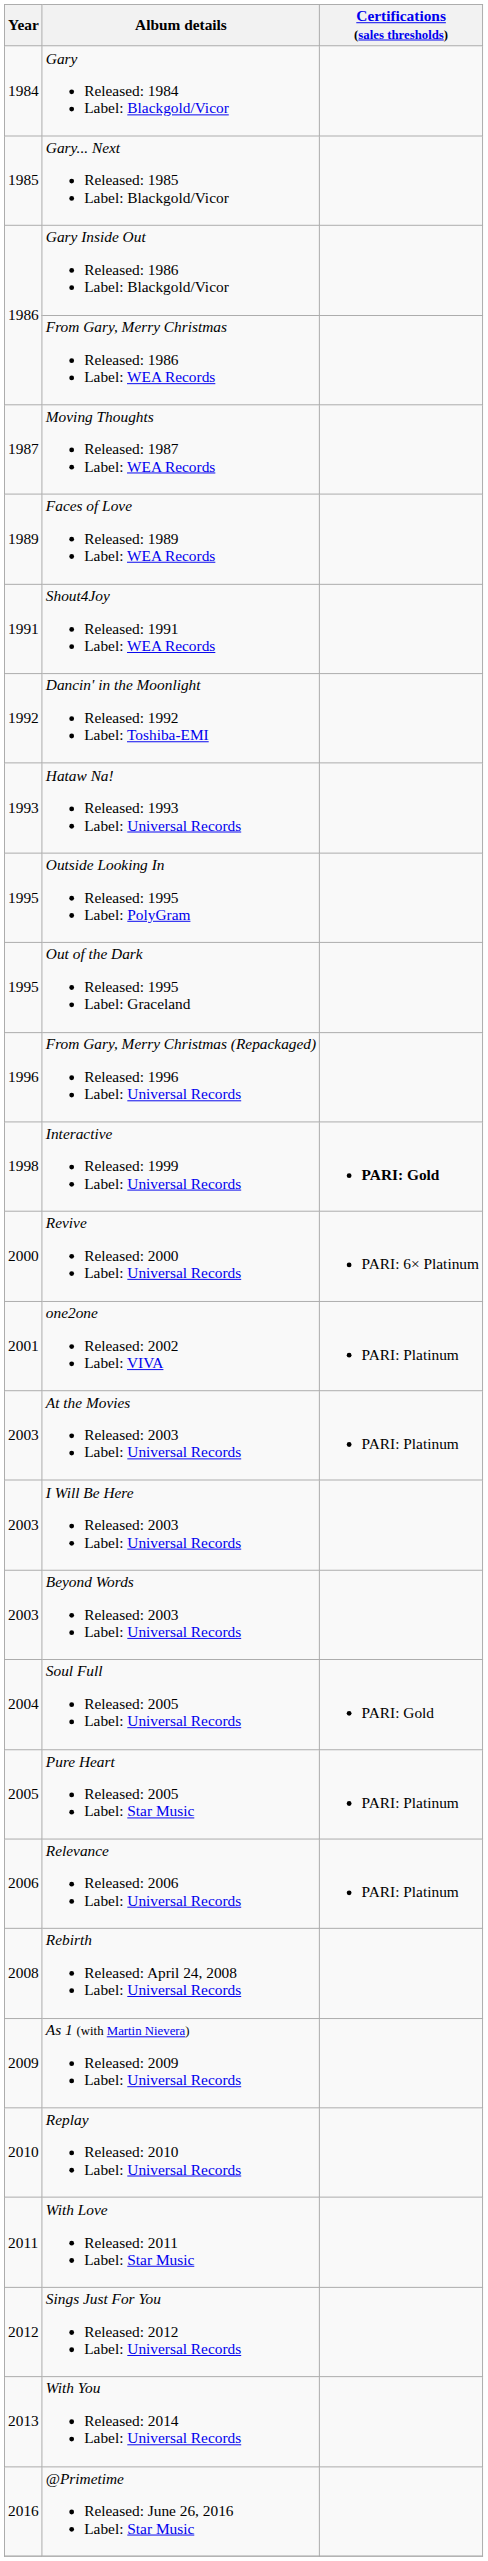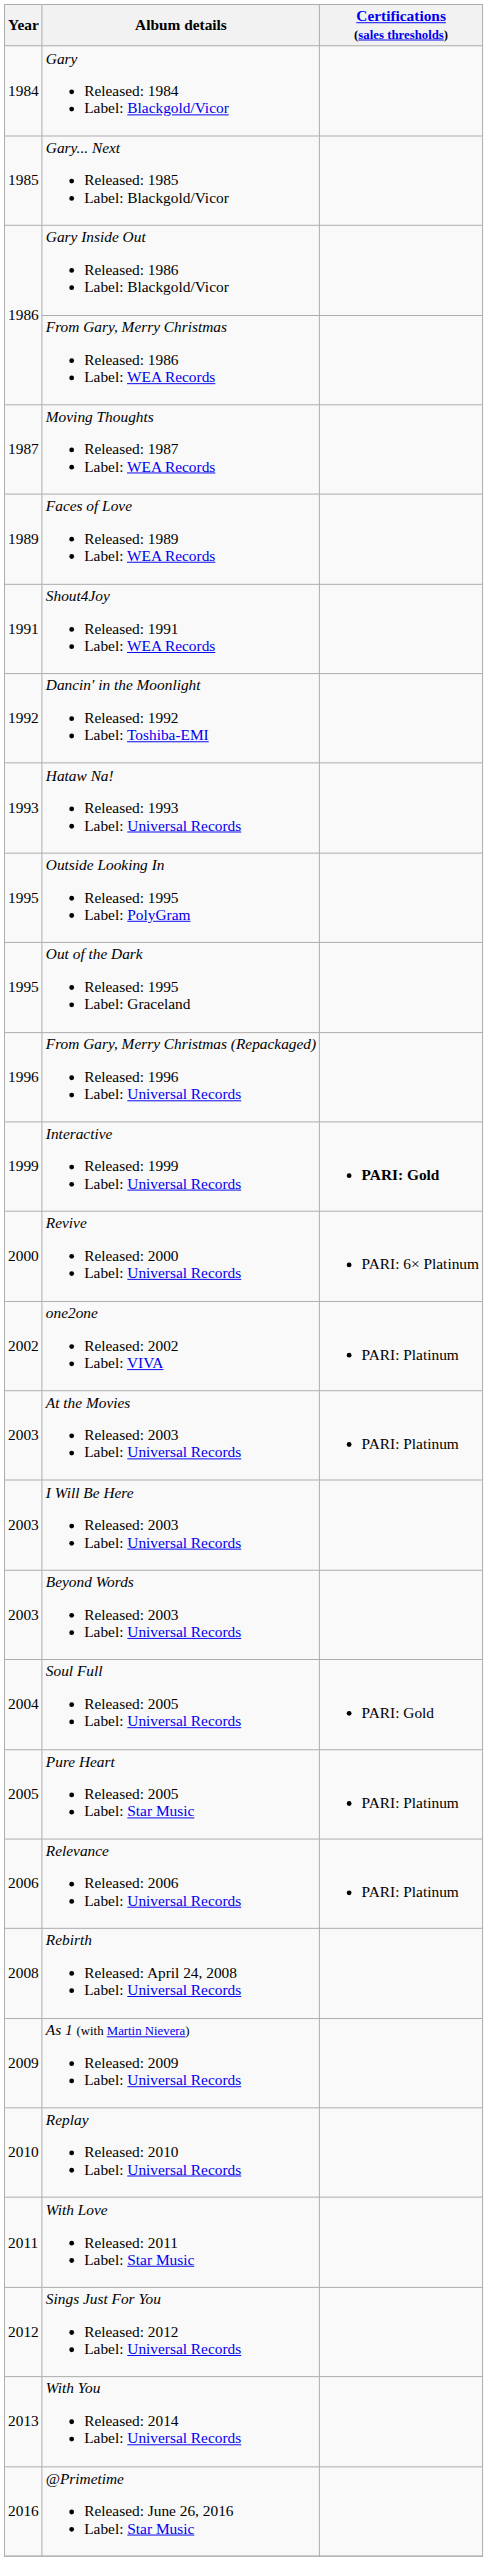(23, 1166) 1998 -> (23, 1166) 1999
(23, 1345) 2001 -> (23, 1345) 2002
